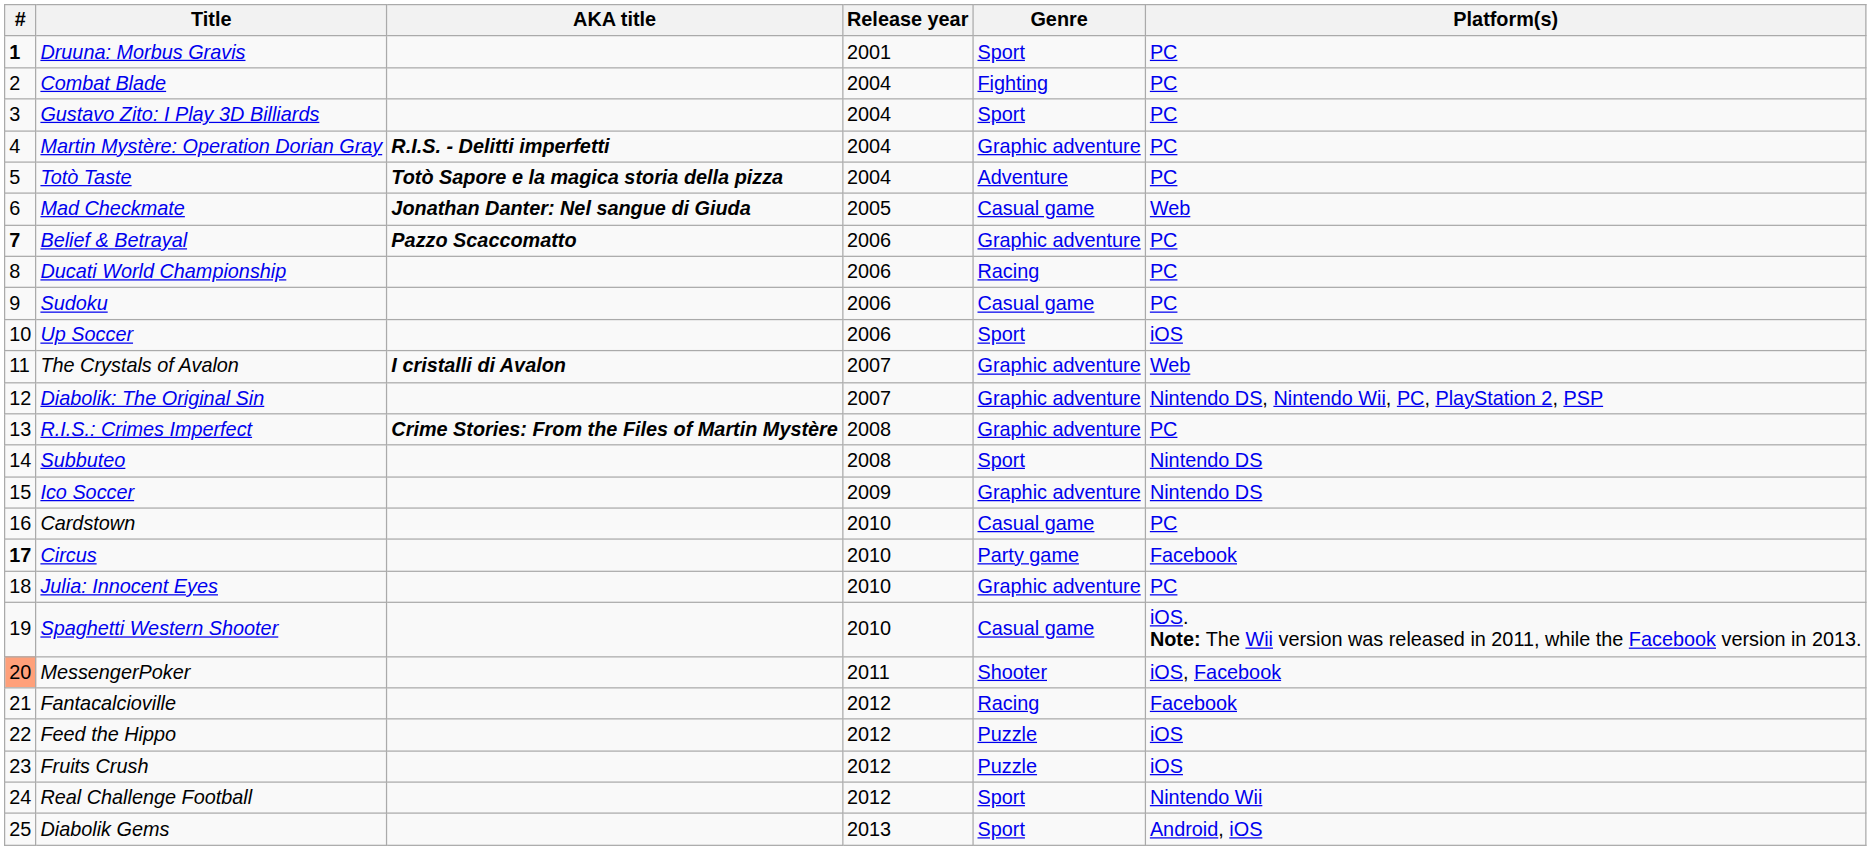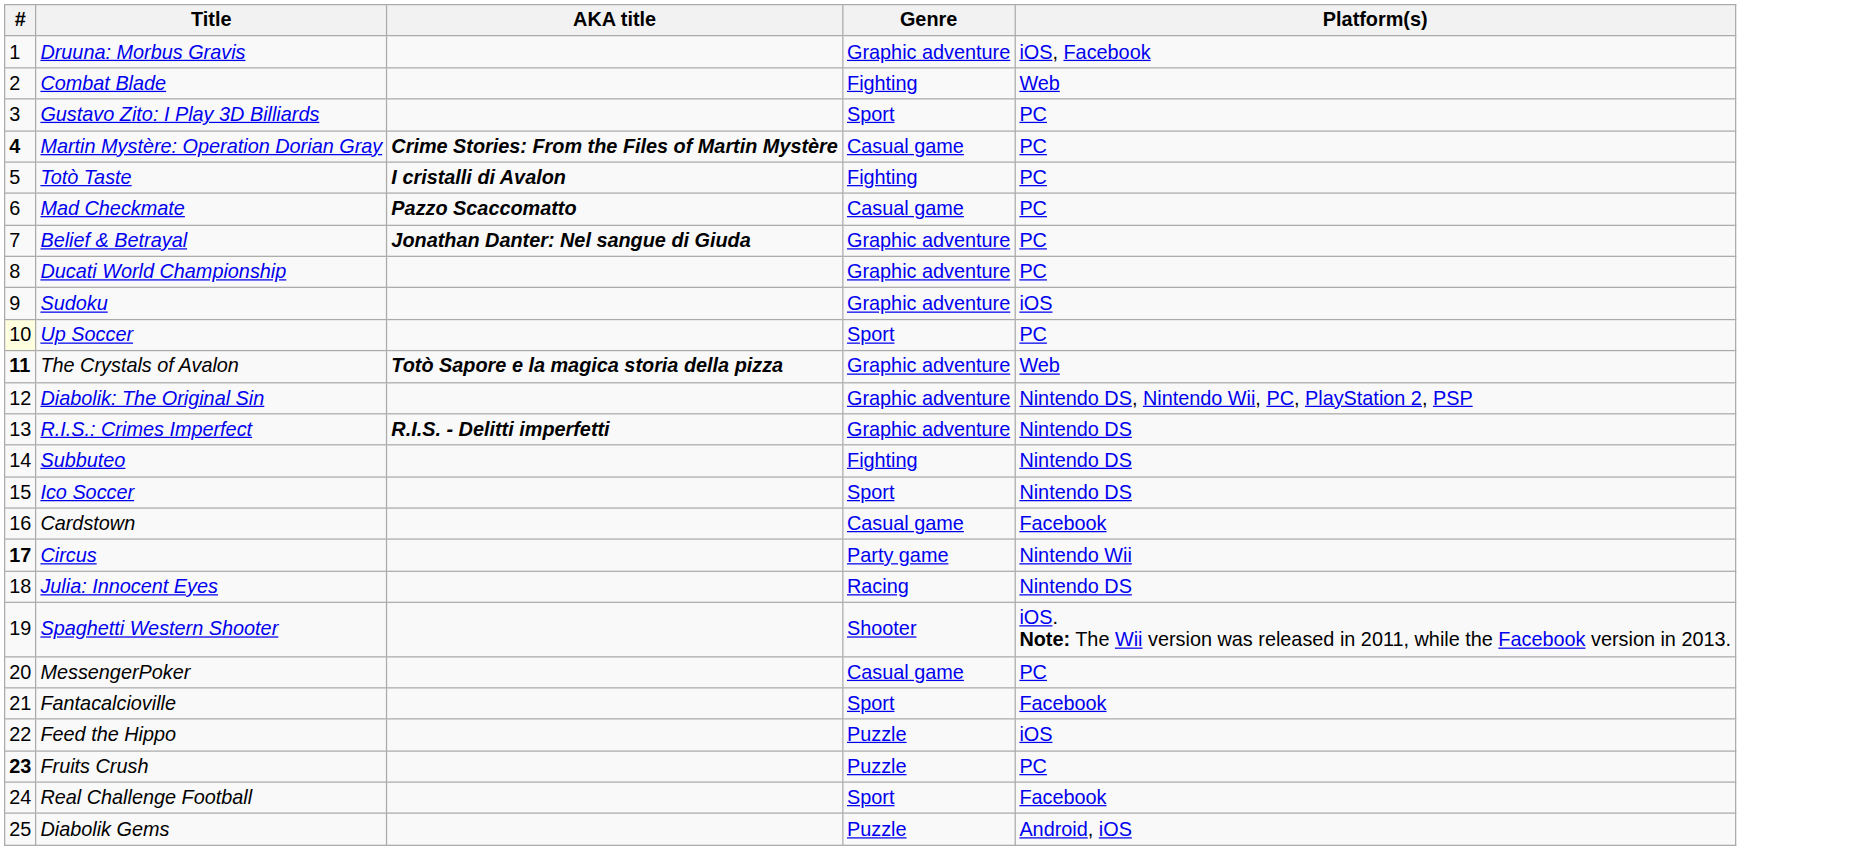- column: (908, 20)
(15, 51) bold -> (15, 51) normal
(1001, 51) Sport -> (929, 51) Graphic adventure
(1164, 51) PC -> (1085, 51) iOS, Facebook
(1164, 83) PC -> (1040, 83) Web
(15, 146) normal -> (15, 146) bold
(500, 146) R.I.S. - Delitti imperfetti -> (615, 146) Crime Stories: From the Files of Martin Mystère
(1059, 146) Graphic adventure -> (905, 146) Casual game
(587, 177) Totò Sapore e la magica storia della pizza -> (479, 177) I cristalli di Avalon
(1023, 177) Adventure -> (882, 177) Fighting
(571, 209) Jonathan Danter: Nel sangue di Giuda -> (484, 209) Pazzo Scaccomatto
(1170, 209) Web -> (1033, 209) PC
(15, 240) bold -> (15, 240) normal
(484, 240) Pazzo Scaccomatto -> (571, 240) Jonathan Danter: Nel sangue di Giuda
(1008, 271) Racing -> (929, 271) Graphic adventure
(1036, 303) Casual game -> (929, 303) Graphic adventure
(1164, 303) PC -> (1036, 303) iOS
(20, 334) no background -> (20, 334) lightyellow background
(1166, 334) iOS -> (1033, 334) PC
(19, 366) normal -> (20, 366) bold
(479, 366) I cristalli di Avalon -> (587, 366) Totò Sapore e la magica storia della pizza
(615, 429) Crime Stories: From the Files of Martin Mystère -> (500, 429) R.I.S. - Delitti imperfetti
(1164, 429) PC -> (1076, 429) Nintendo DS
(1001, 460) Sport -> (882, 460) Fighting
(1059, 492) Graphic adventure -> (871, 492) Sport
(1164, 523) PC -> (1063, 523) Facebook
(1193, 555) Facebook -> (1076, 555) Nintendo Wii
(1059, 586) Graphic adventure -> (878, 586) Racing
(1164, 586) PC -> (1076, 586) Nintendo DS
(1036, 629) Casual game -> (882, 629) Shooter
(20, 671) lightsalmon background -> (20, 671) no background
(1012, 671) Shooter -> (905, 671) Casual game
(1215, 671) iOS, Facebook -> (1033, 671) PC
(1008, 703) Racing -> (871, 703) Sport
(20, 766) normal -> (20, 766) bold
(1166, 766) iOS -> (1033, 766) PC
(1206, 797) Nintendo Wii -> (1063, 797) Facebook
(1001, 829) Sport -> (877, 829) Puzzle
